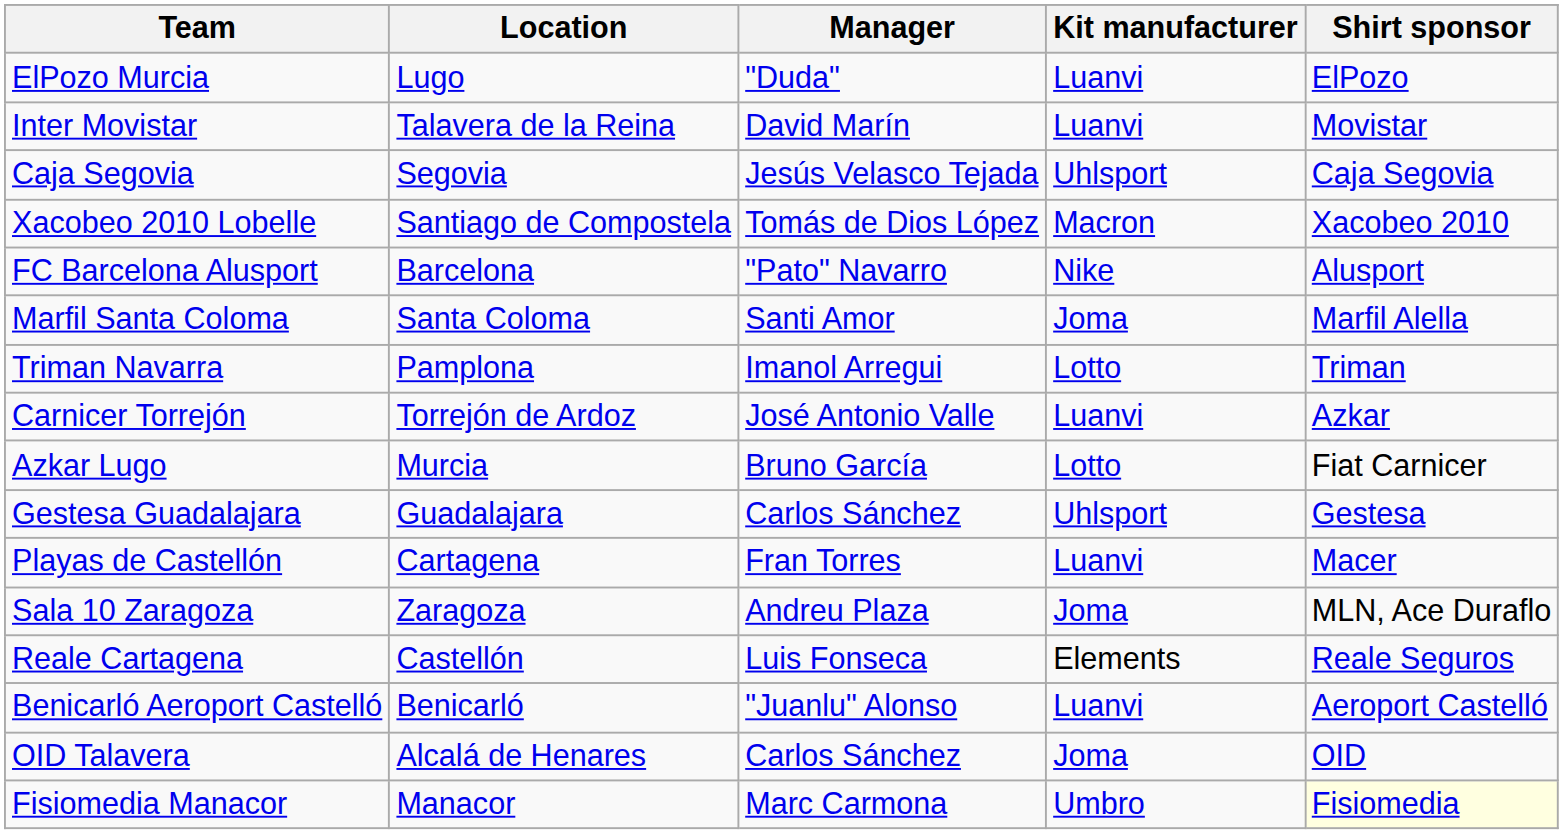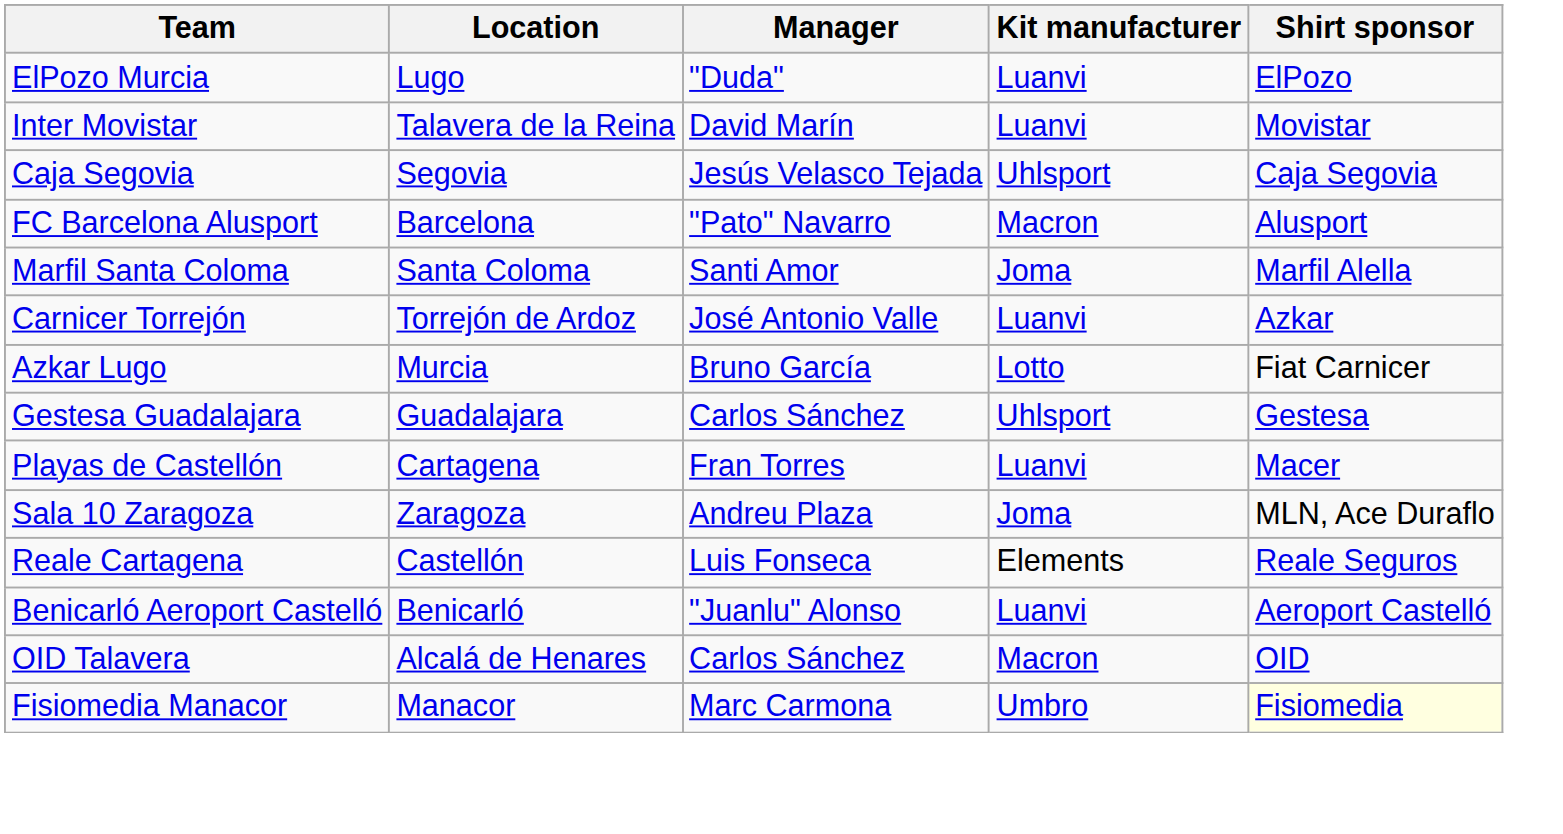- row: (164, 222)
(1084, 271) Nike -> (1048, 222) Macron
- row: (118, 367)
(1091, 755) Joma -> (1048, 658) Macron
